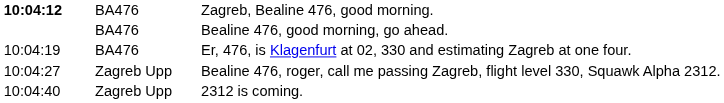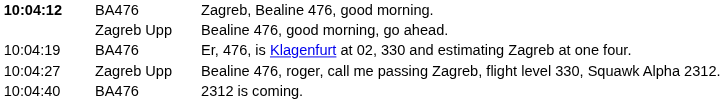(117, 30) BA476 -> (134, 30) Zagreb Upp
(134, 91) Zagreb Upp -> (117, 91) BA476
